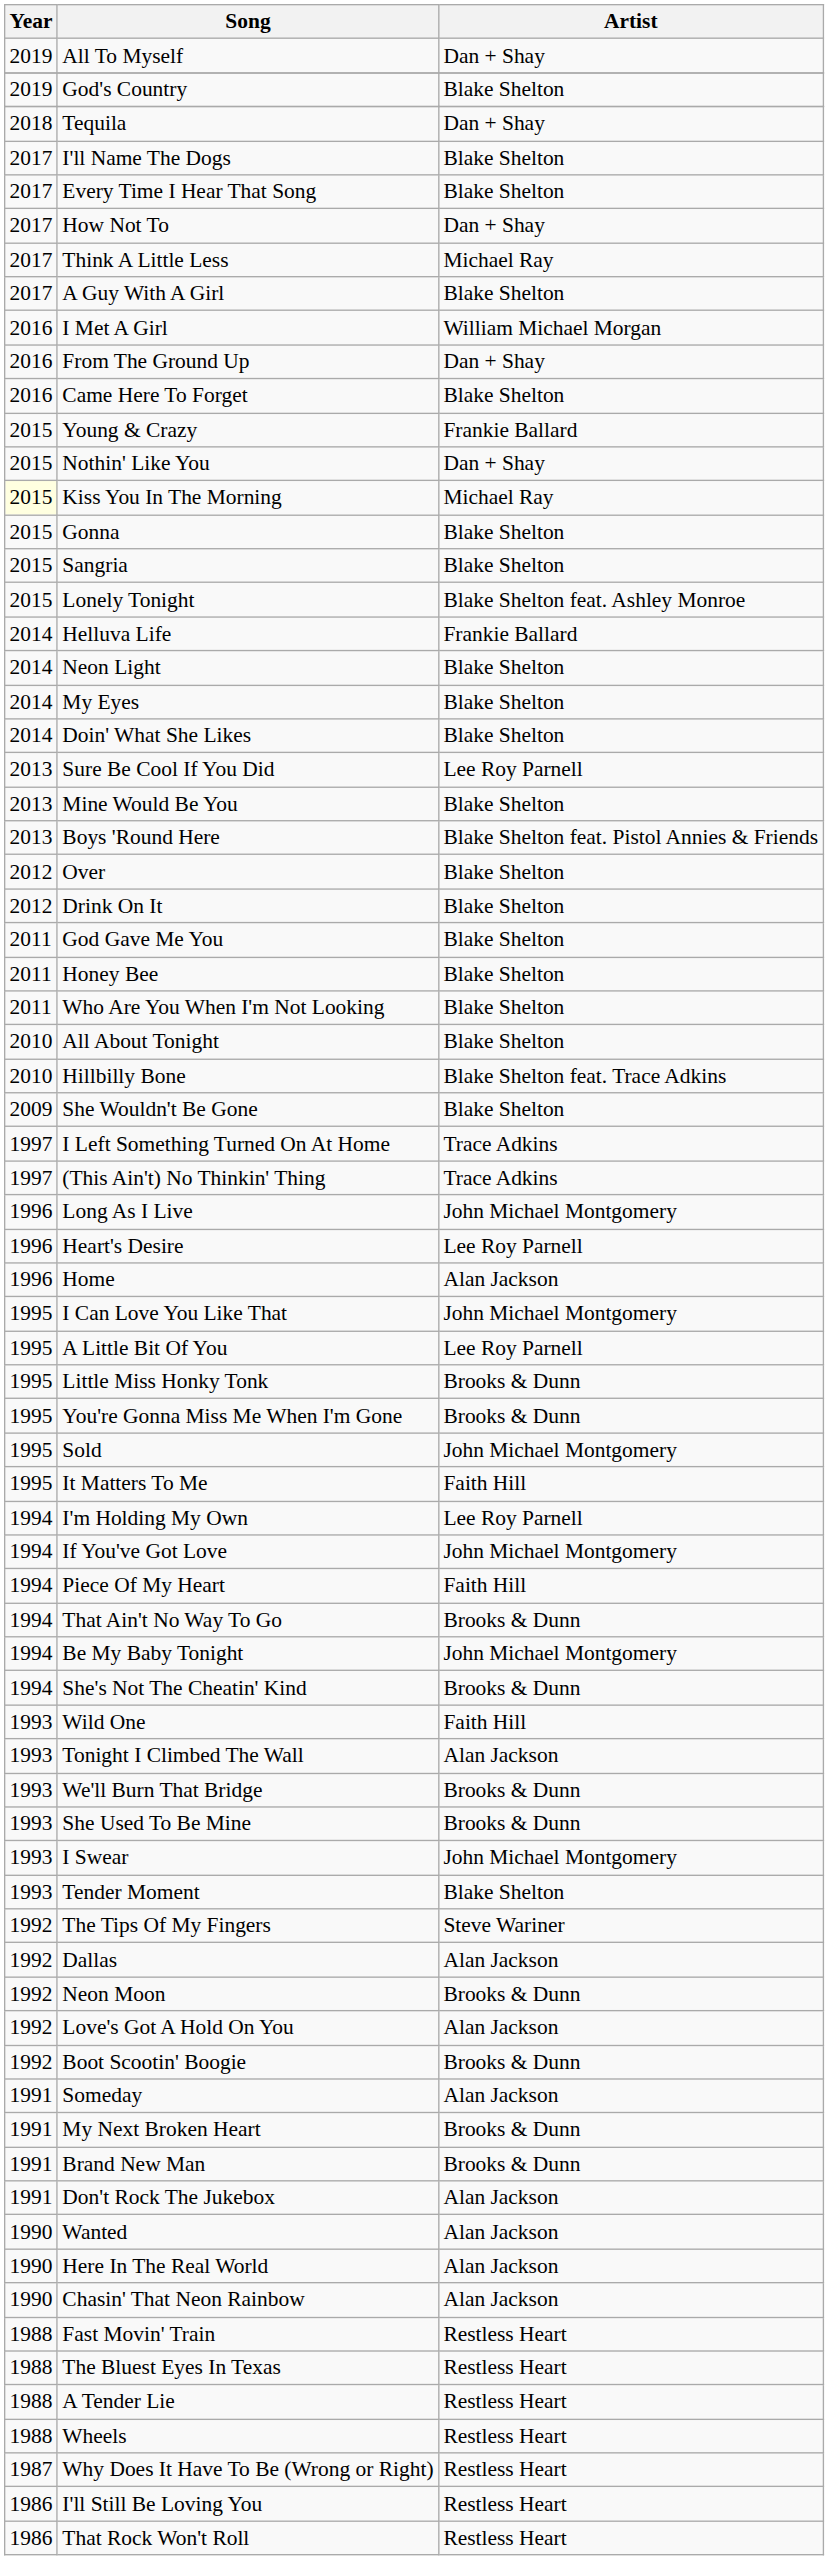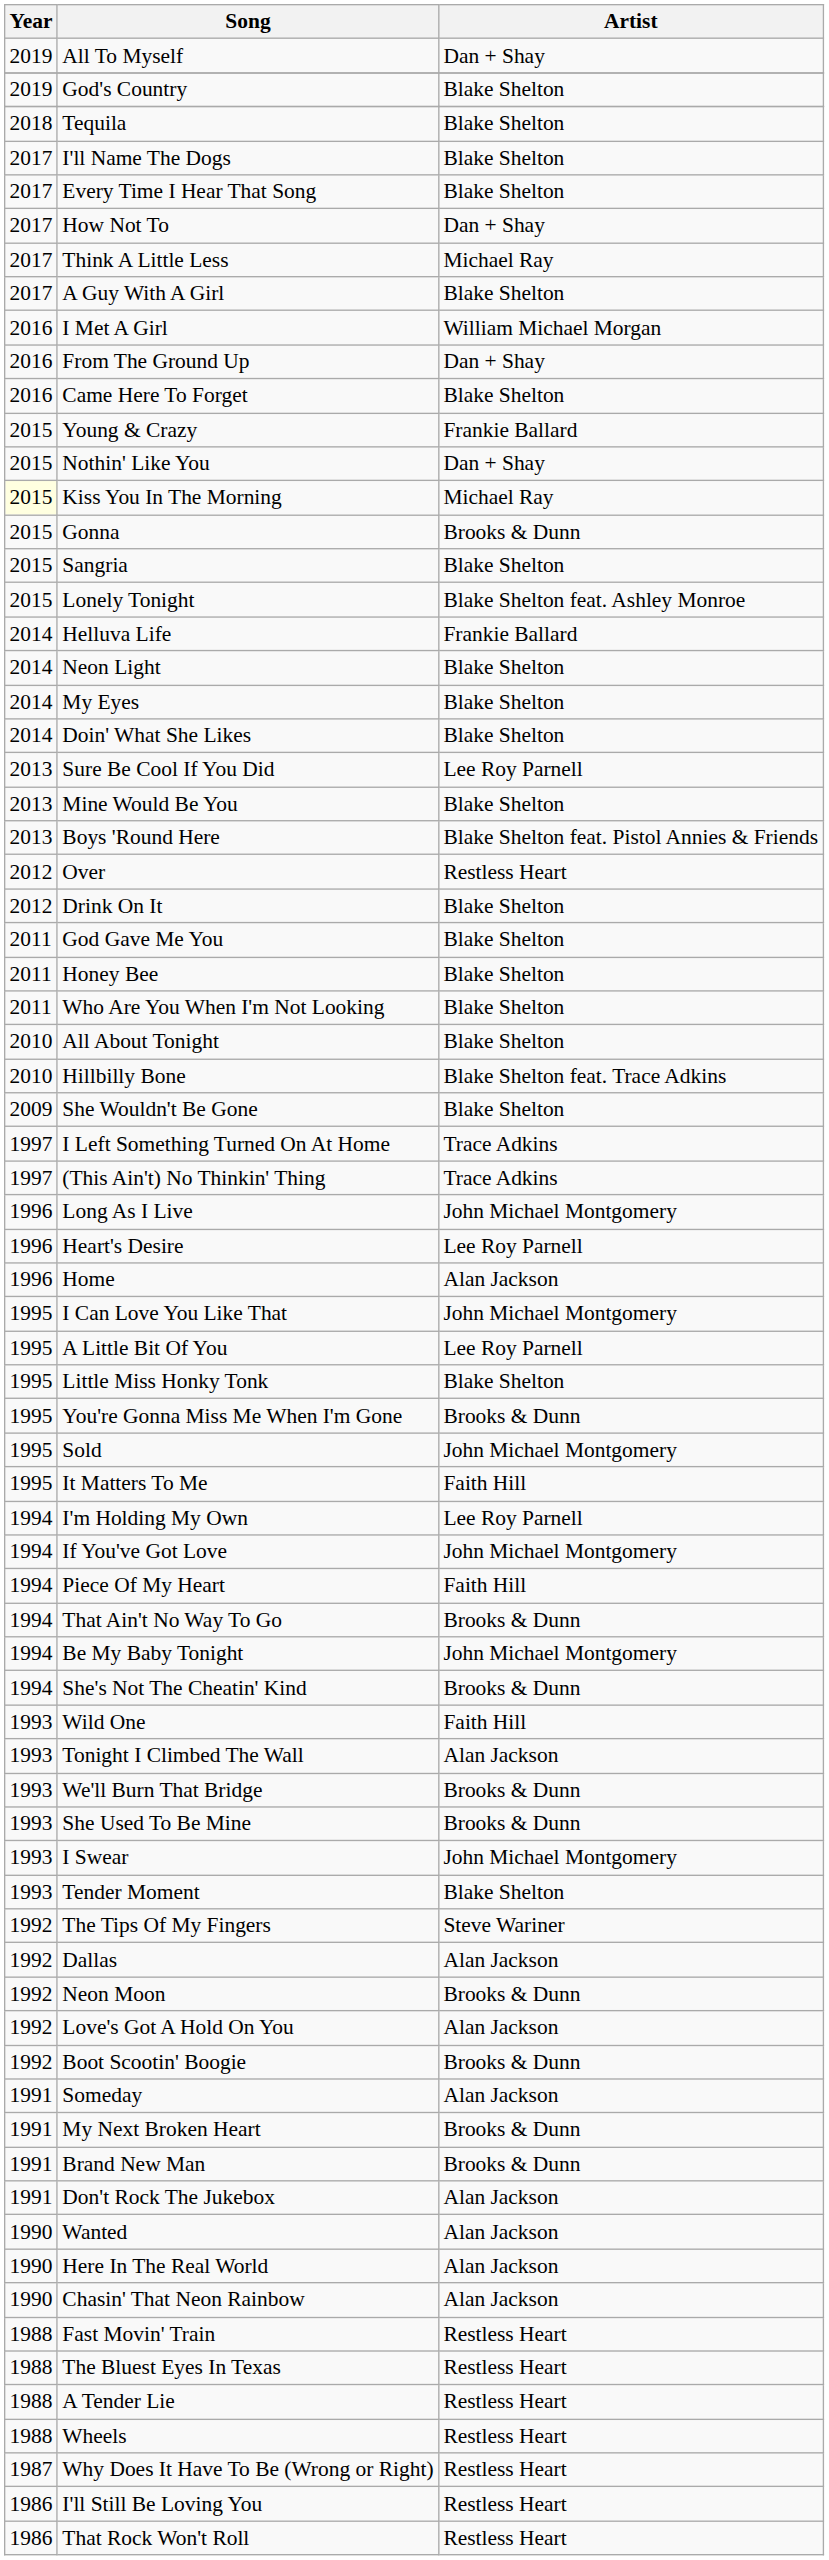(494, 123) Dan + Shay -> (504, 123) Blake Shelton
(504, 531) Blake Shelton -> (512, 531) Brooks & Dunn
(504, 871) Blake Shelton -> (505, 871) Restless Heart
(512, 1381) Brooks & Dunn -> (504, 1381) Blake Shelton
